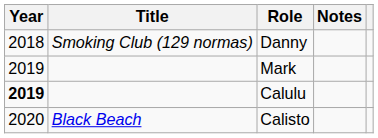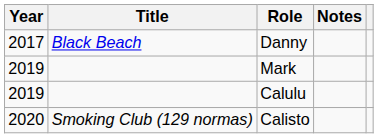(26, 42) 2018 -> (26, 42) 2017
(152, 42) Smoking Club (129 normas) -> (97, 42) Black Beach
(26, 94) bold -> (26, 94) normal
(97, 119) Black Beach -> (152, 119) Smoking Club (129 normas)
